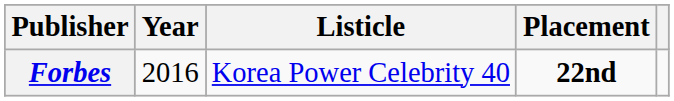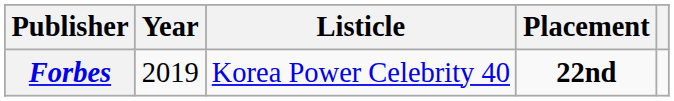(170, 72) 2016 -> (170, 72) 2019
